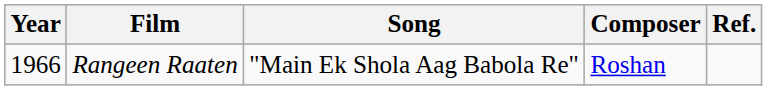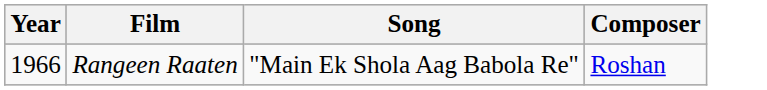- column: (734, 24)
